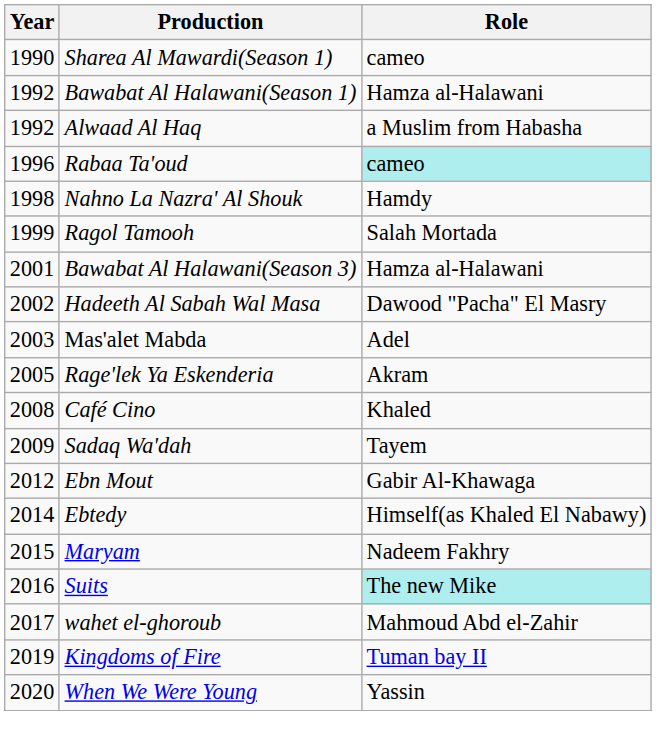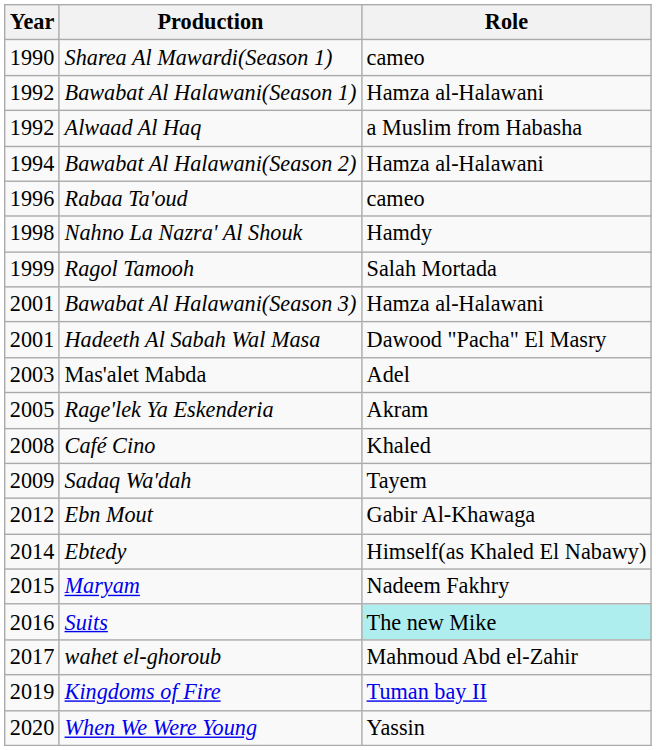+ row: (210, 163)
(396, 163) paleturquoise background -> (396, 198) no background
(32, 304) 2002 -> (32, 339) 2001
